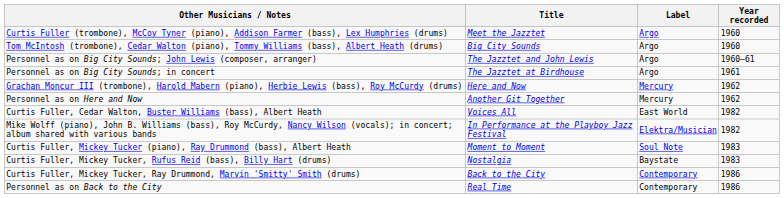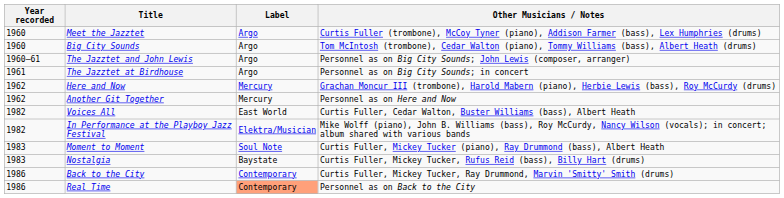columns swapped: (749, 16) <-> (235, 16)
(668, 187) no background -> (268, 187) lightsalmon background
